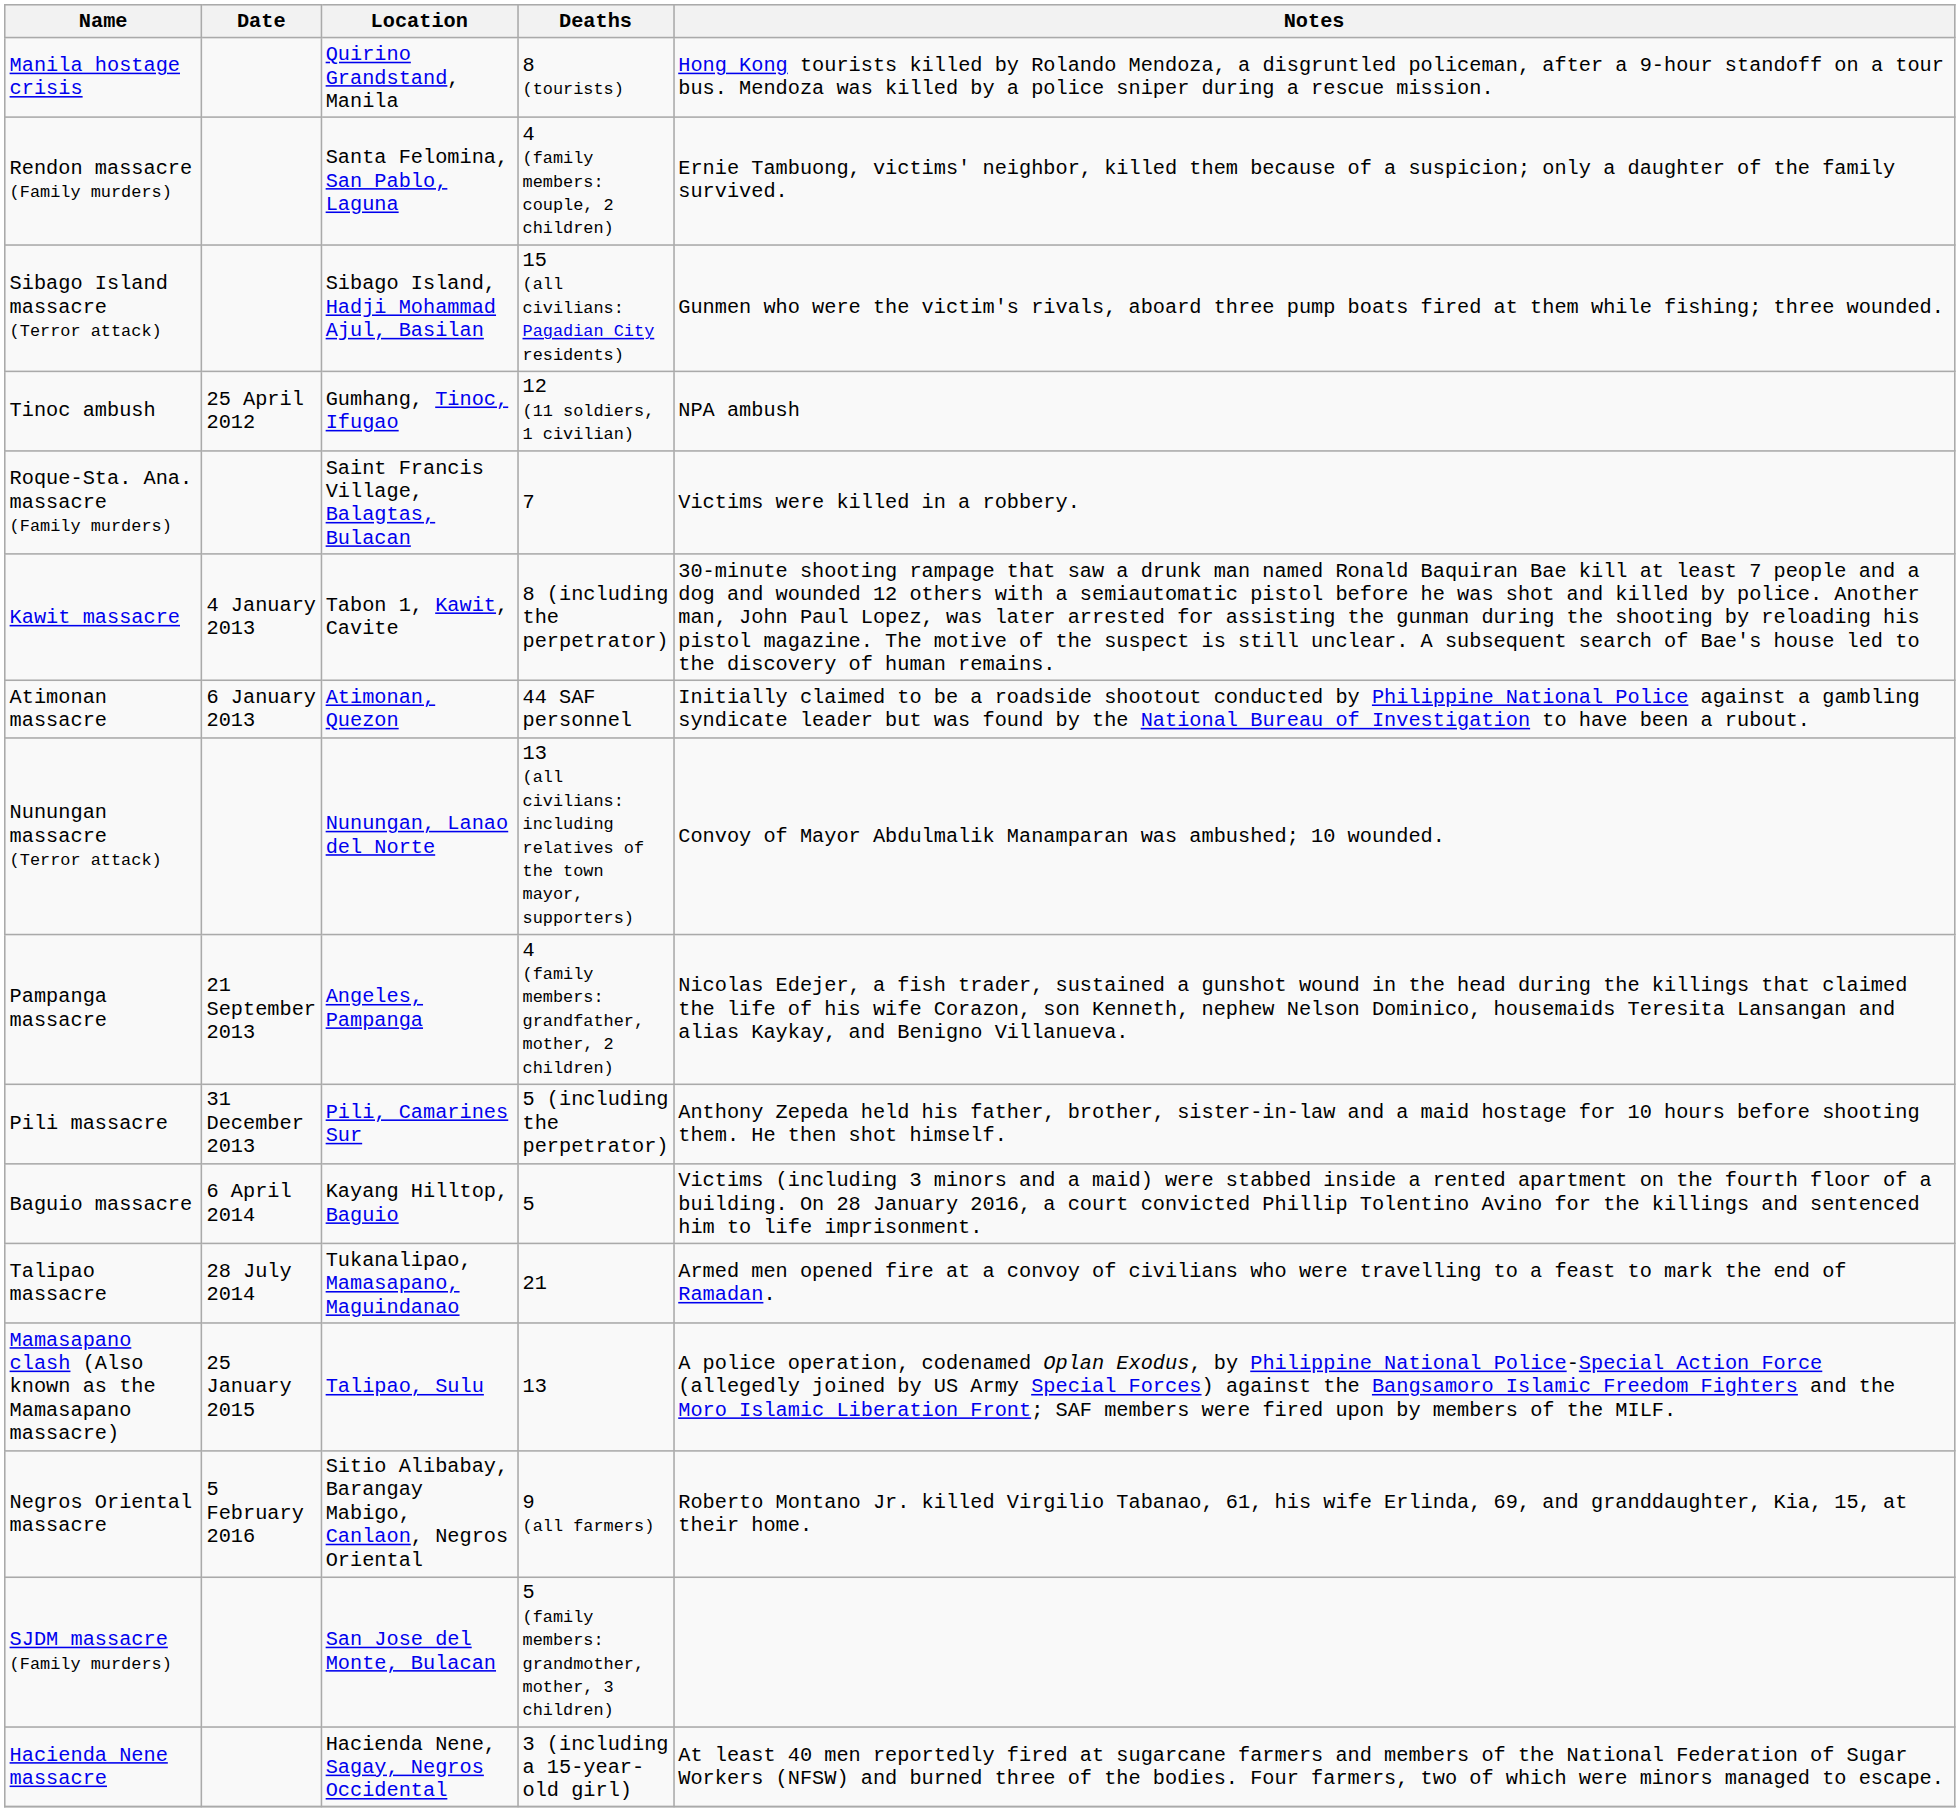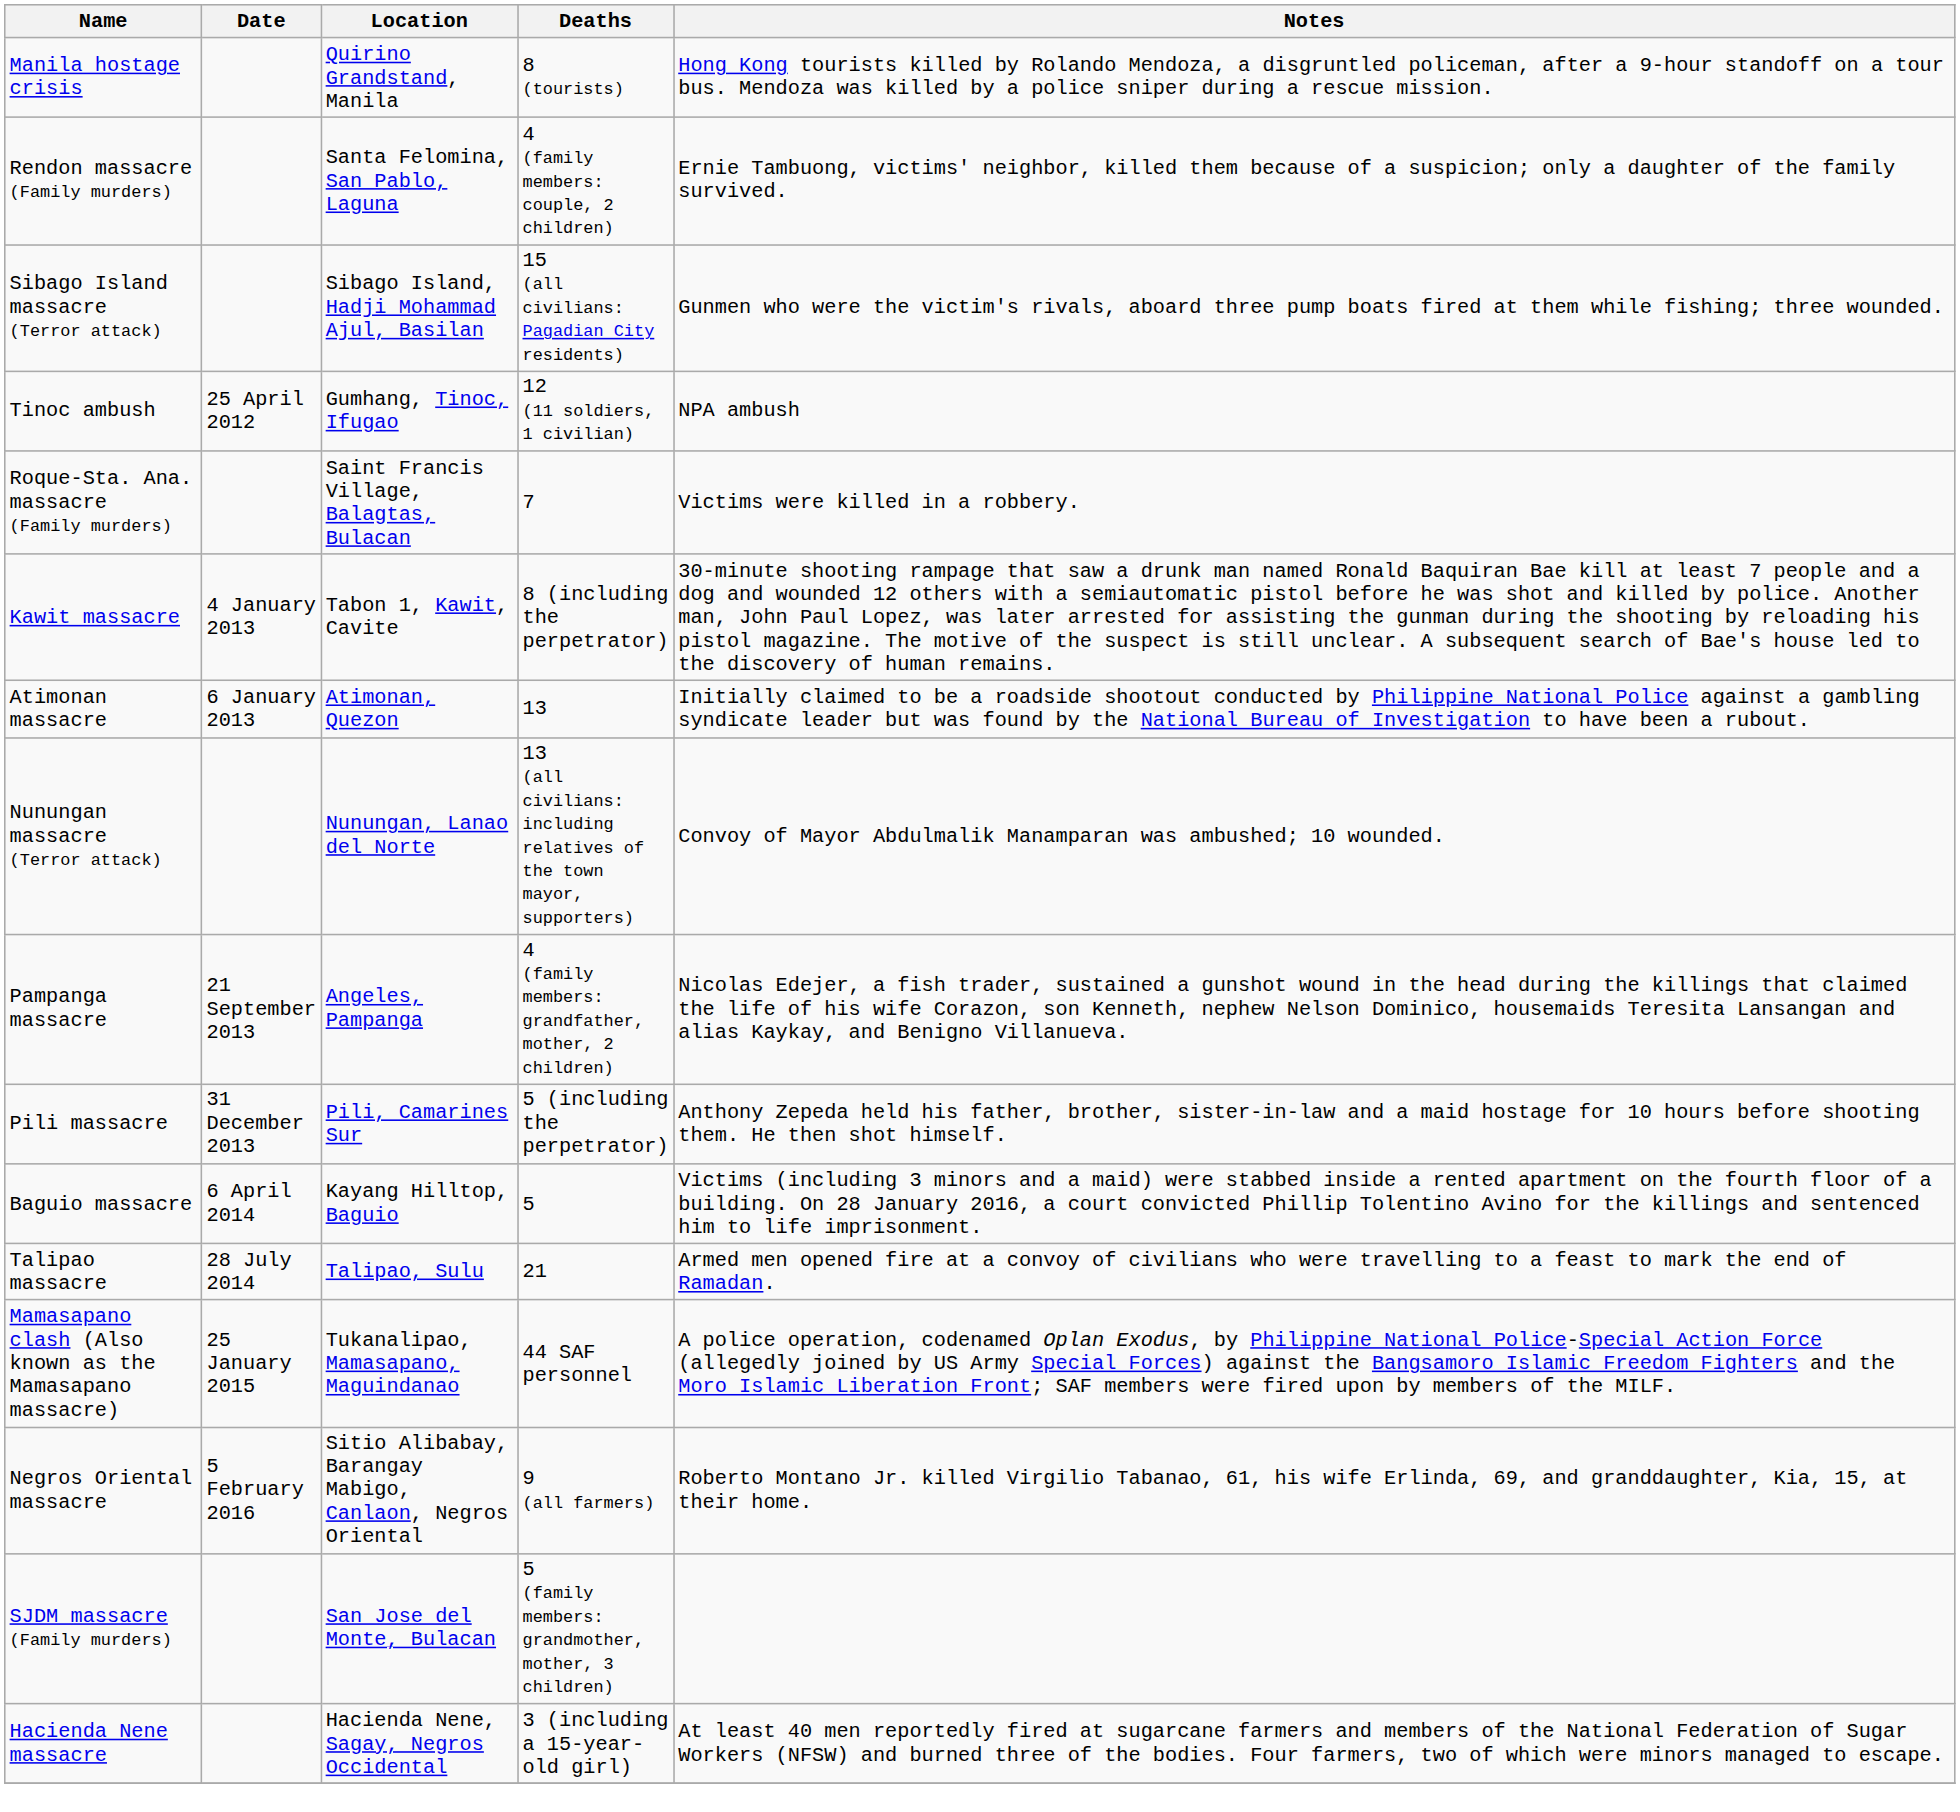(577, 709) 44 SAF personnel -> (535, 709) 13
(399, 1284) Tukanalipao, Mamasapano, Maguindanao -> (405, 1272) Talipao, Sulu
(405, 1387) Talipao, Sulu -> (399, 1364) Tukanalipao, Mamasapano, Maguindanao
(535, 1387) 13 -> (577, 1364) 44 SAF personnel
